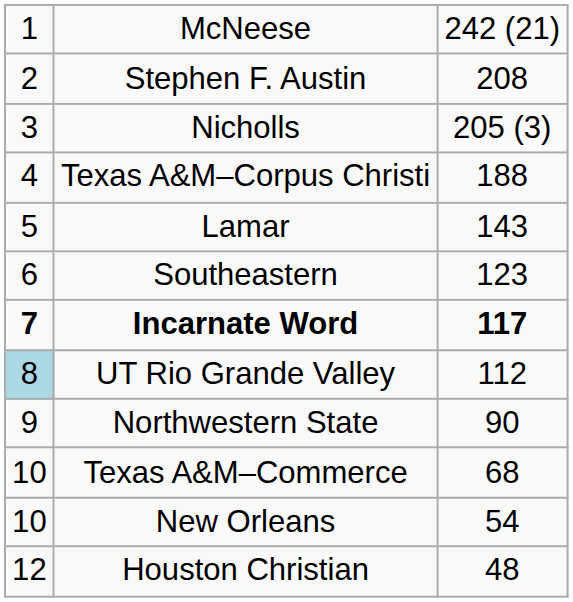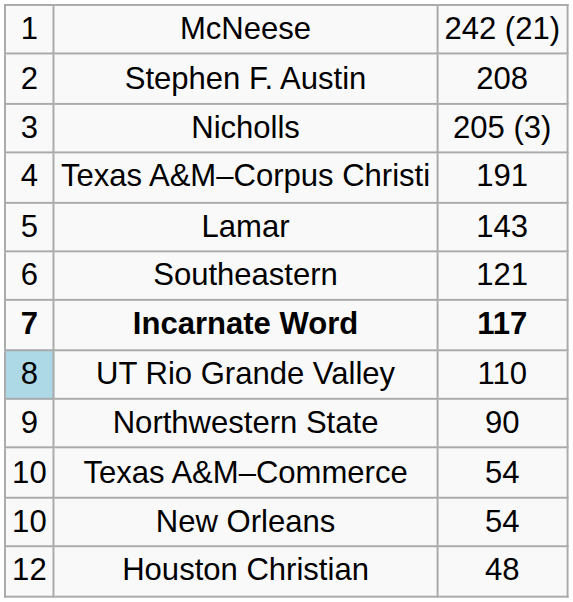(502, 176) 188 -> (502, 176) 191
(502, 275) 123 -> (502, 275) 121
(502, 373) 112 -> (502, 373) 110
(502, 472) 68 -> (502, 472) 54
